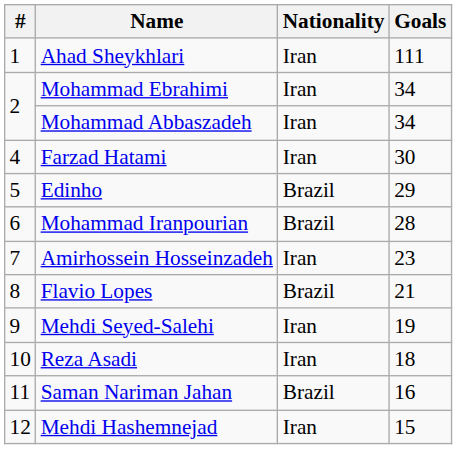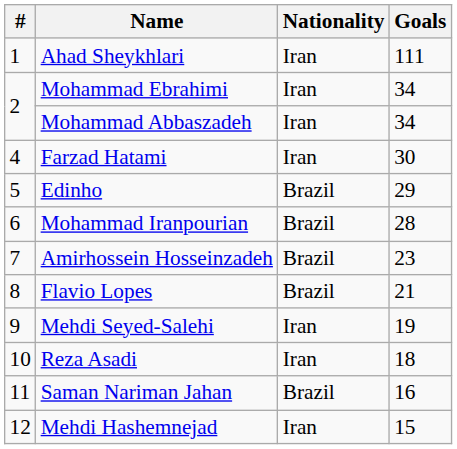(300, 257) Iran -> (309, 257) Brazil
